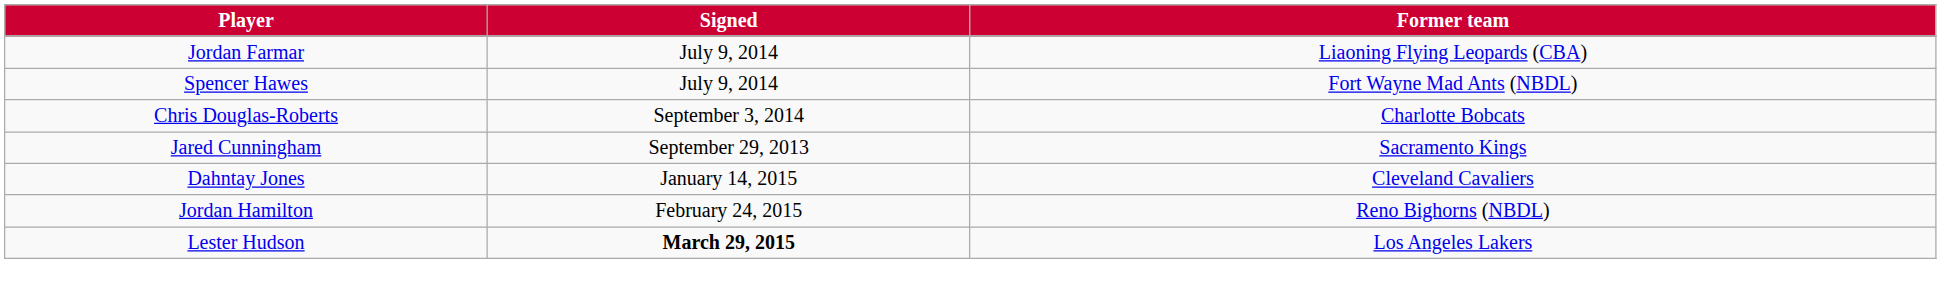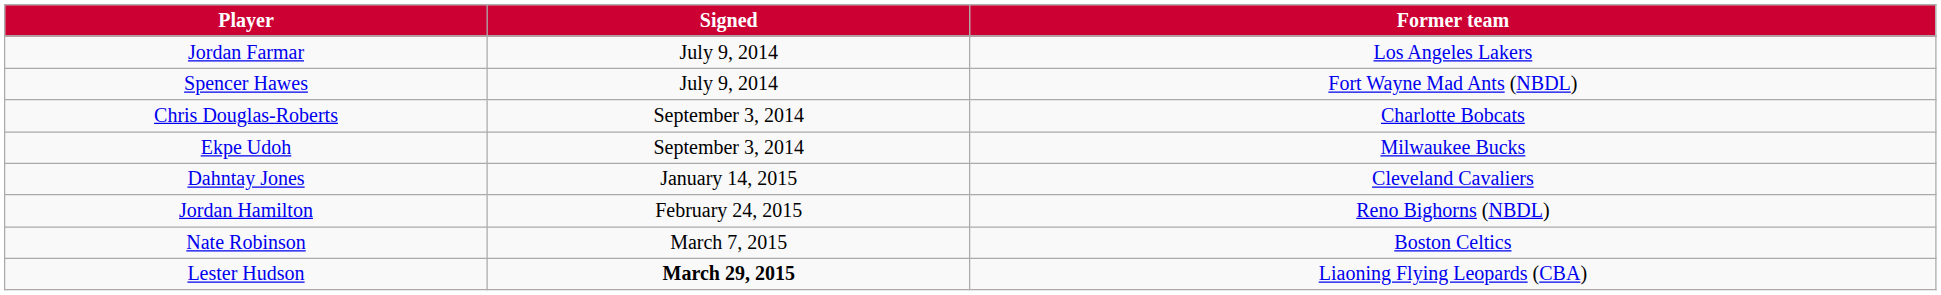(1453, 52) Liaoning Flying Leopards (CBA) -> (1453, 52) Los Angeles Lakers
+ row: (246, 147)
- row: (246, 147)
+ row: (246, 242)
(1453, 242) Los Angeles Lakers -> (1453, 274) Liaoning Flying Leopards (CBA)
